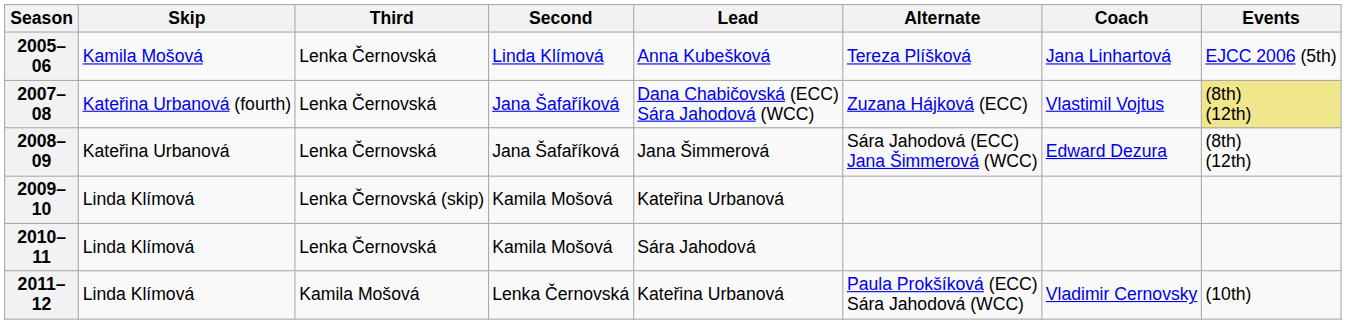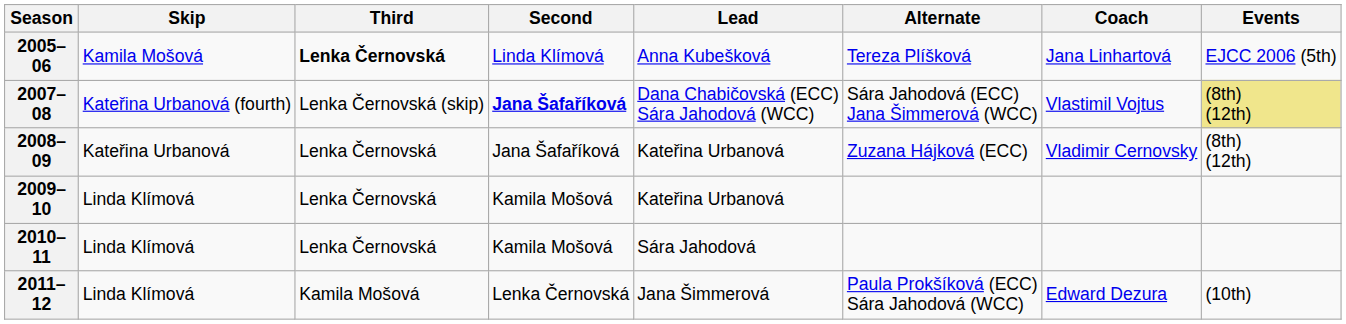(368, 56) normal -> (372, 56) bold
(368, 103) Lenka Černovská -> (392, 103) Lenka Černovská (skip)
(556, 103) normal -> (559, 103) bold
(937, 103) Zuzana Hájková (ECC) -> (942, 103) Sára Jahodová (ECC) Jana Šimmerová (WCC)
(703, 151) Jana Šimmerová -> (711, 151) Kateřina Urbanová
(942, 151) Sára Jahodová (ECC) Jana Šimmerová (WCC) -> (937, 151) Zuzana Hájková (ECC)
(1106, 151) Edward Dezura -> (1122, 151) Vladimir Cernovsky
(392, 199) Lenka Černovská (skip) -> (368, 199) Lenka Černovská
(711, 294) Kateřina Urbanová -> (703, 294) Jana Šimmerová
(1122, 294) Vladimir Cernovsky -> (1106, 294) Edward Dezura
